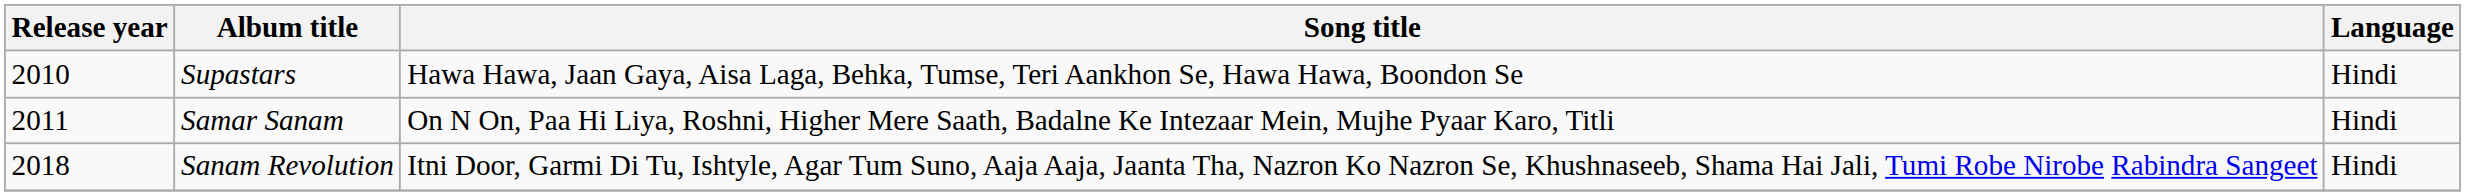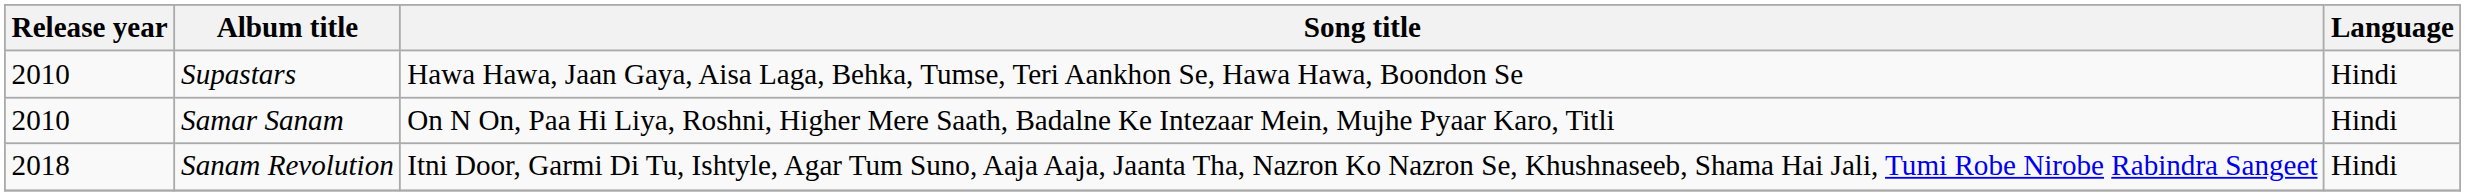(40, 119) 2011 -> (41, 119) 2010
